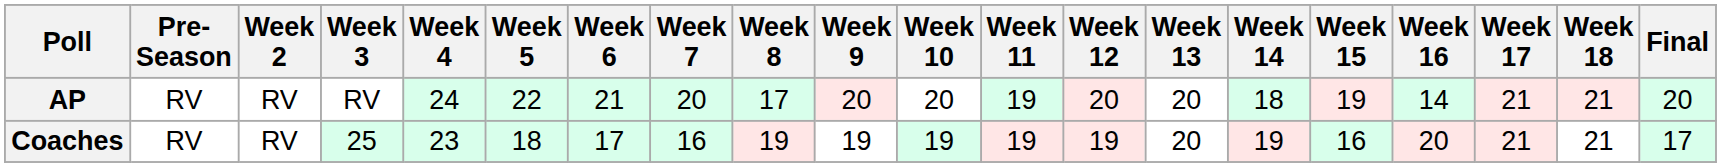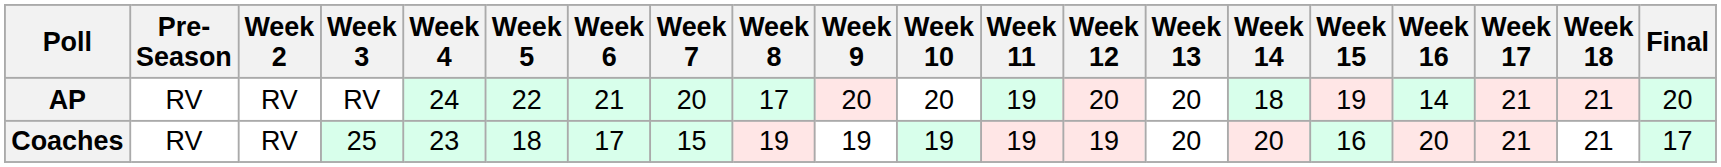(692, 142) 16 -> (692, 142) 15
(1269, 142) 19 -> (1269, 142) 20
